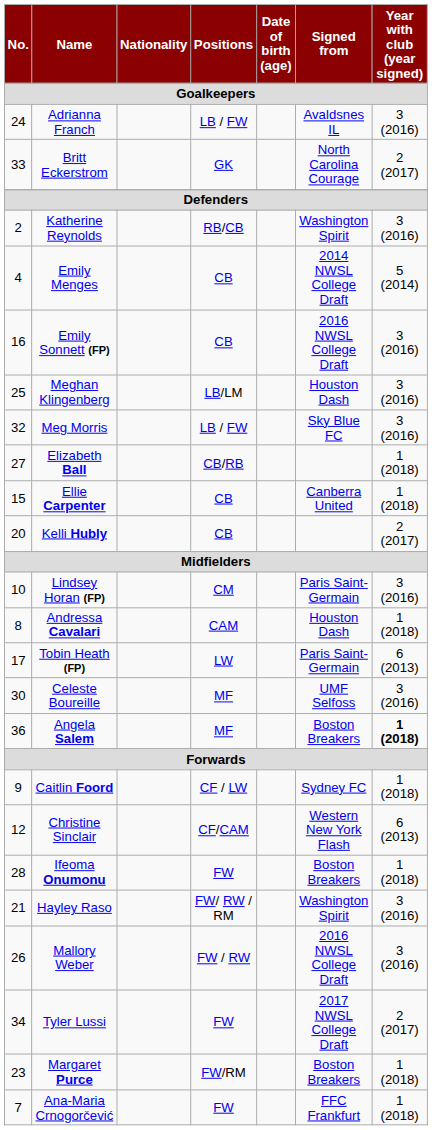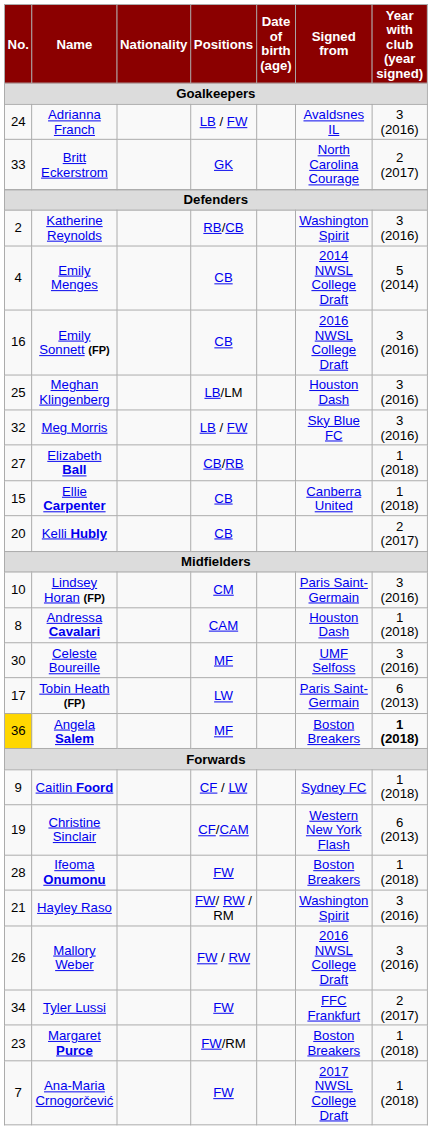rows swapped: (74, 660) <-> (74, 695)
(18, 731) no background -> (18, 731) gold background
(18, 829) 12 -> (18, 829) 19
(334, 1022) 2017 NWSL College Draft -> (334, 1007) FFC Frankfurt
(334, 1107) FFC Frankfurt -> (334, 1092) 2017 NWSL College Draft
